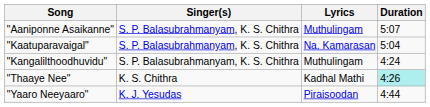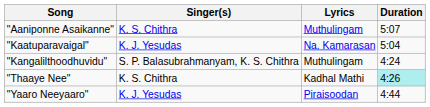(209, 29) S. P. Balasubrahmanyam, K. S. Chithra -> (148, 29) K. S. Chithra
(209, 45) S. P. Balasubrahmanyam, K. S. Chithra -> (150, 45) K. J. Yesudas
